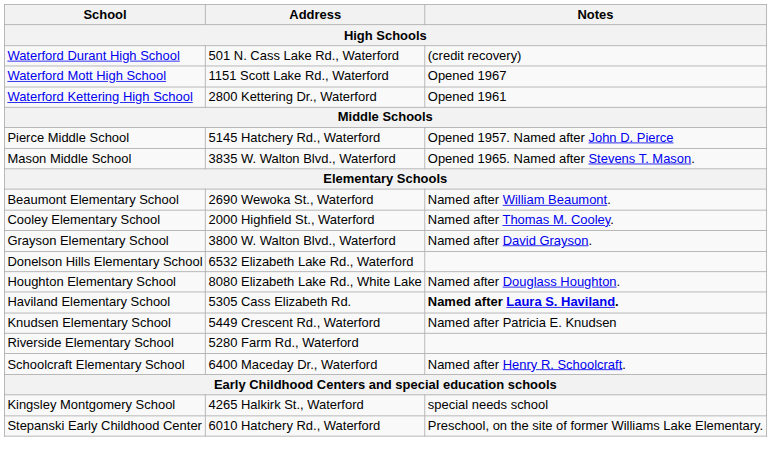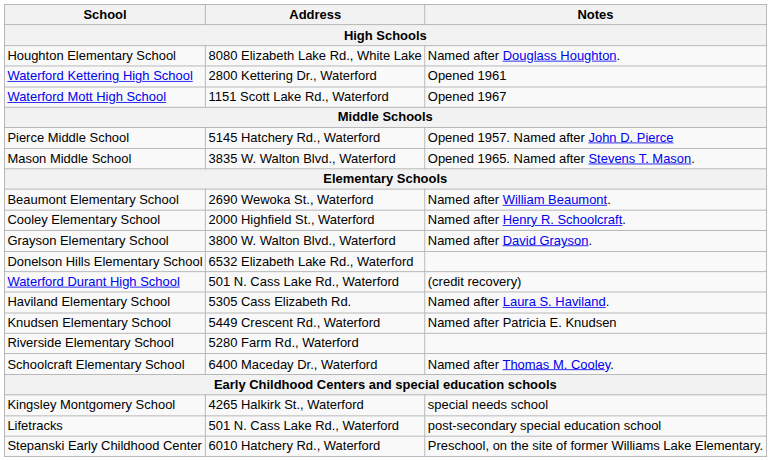rows swapped: (94, 55) <-> (92, 281)
rows swapped: (100, 96) <-> (87, 76)
(521, 220) Named after Thomas M. Cooley. -> (527, 220) Named after Henry R. Schoolcraft.
(523, 302) bold -> (519, 302) normal
(527, 364) Named after Henry R. Schoolcraft. -> (521, 364) Named after Thomas M. Cooley.
+ row: (35, 425)
